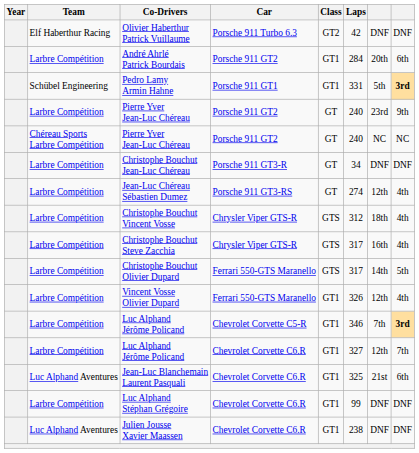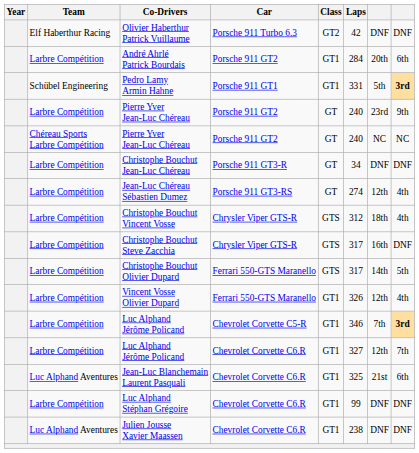(403, 245) 4th -> (403, 245) DNF
